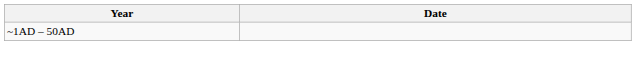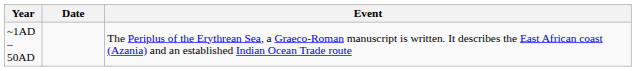+ column: (368, 13)
